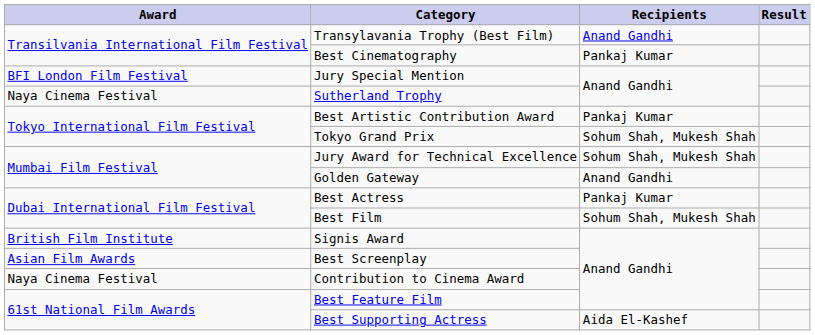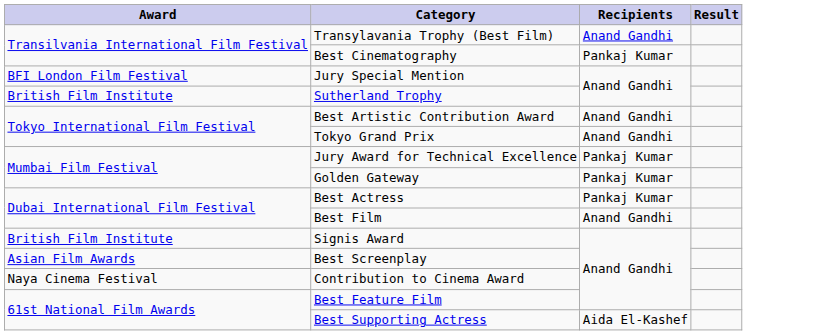(83, 96) Naya Cinema Festival -> (90, 96) British Film Institute
(628, 116) Pankaj Kumar -> (628, 116) Anand Gandhi
(669, 137) Sohum Shah, Mukesh Shah -> (628, 137) Anand Gandhi
(669, 157) Sohum Shah, Mukesh Shah -> (628, 157) Pankaj Kumar
(628, 177) Anand Gandhi -> (628, 177) Pankaj Kumar
(669, 218) Sohum Shah, Mukesh Shah -> (628, 218) Anand Gandhi
